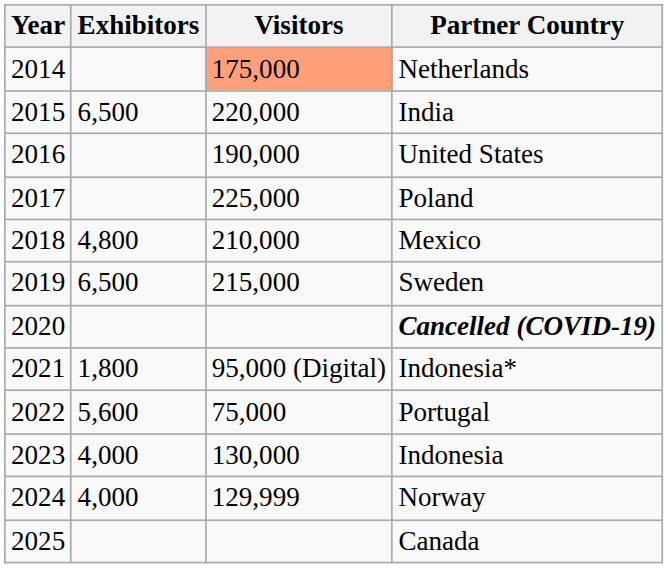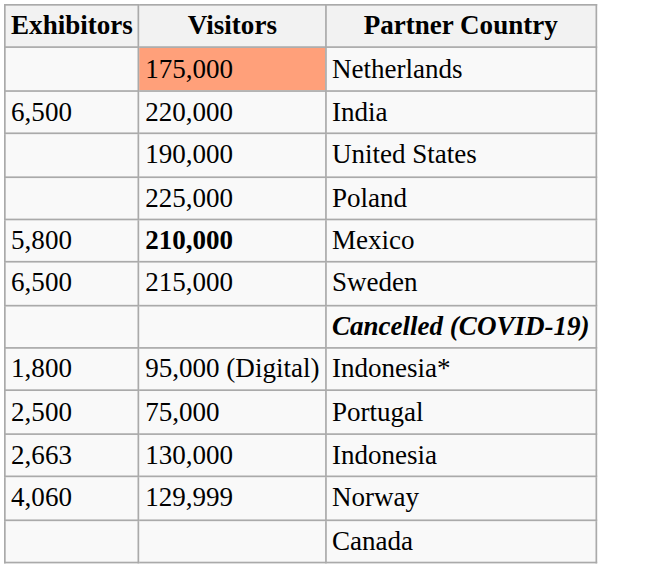- column: (38, 25)
(108, 240) 4,800 -> (41, 240) 5,800
(256, 240) normal -> (189, 240) bold
(108, 411) 5,600 -> (41, 411) 2,500
(108, 454) 4,000 -> (41, 454) 2,663
(108, 497) 4,000 -> (41, 497) 4,060
